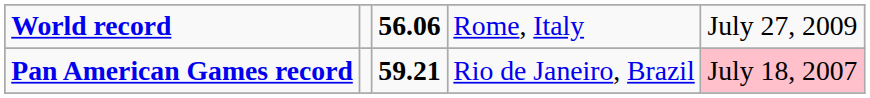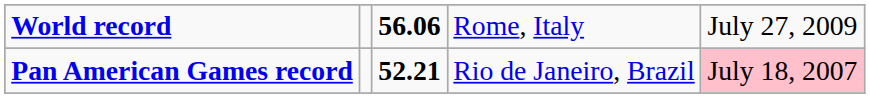(409, 70) 59.21 -> (409, 70) 52.21
